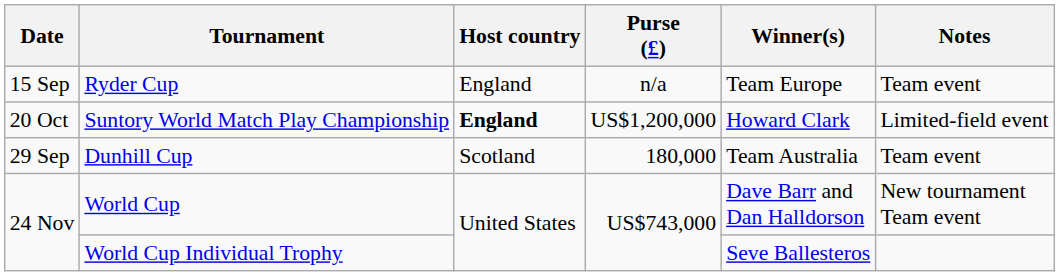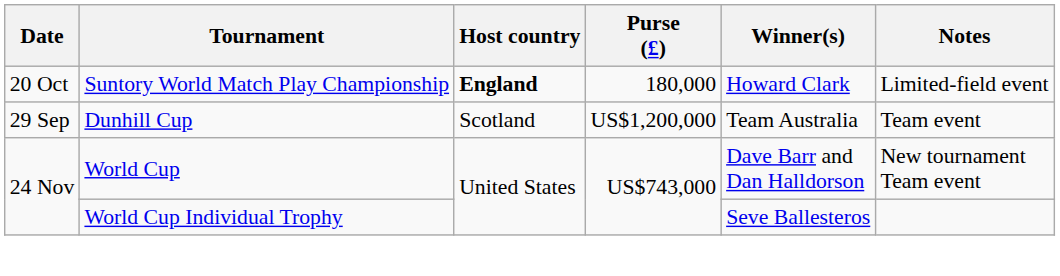- row: (131, 84)
(653, 120) US$1,200,000 -> (681, 84) 180,000
(681, 155) 180,000 -> (653, 120) US$1,200,000
